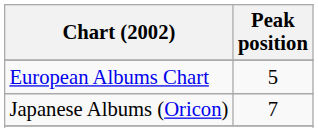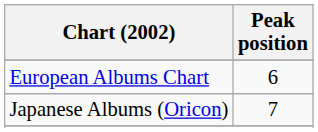(273, 76) 5 -> (273, 76) 6
